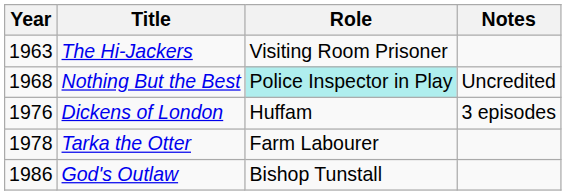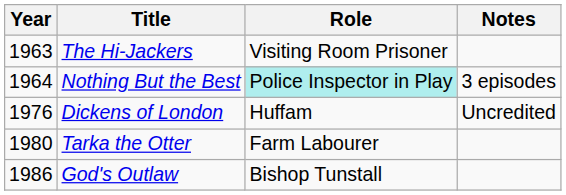(31, 81) 1968 -> (31, 81) 1964
(509, 81) Uncredited -> (509, 81) 3 episodes
(509, 112) 3 episodes -> (509, 112) Uncredited
(31, 143) 1978 -> (31, 143) 1980
